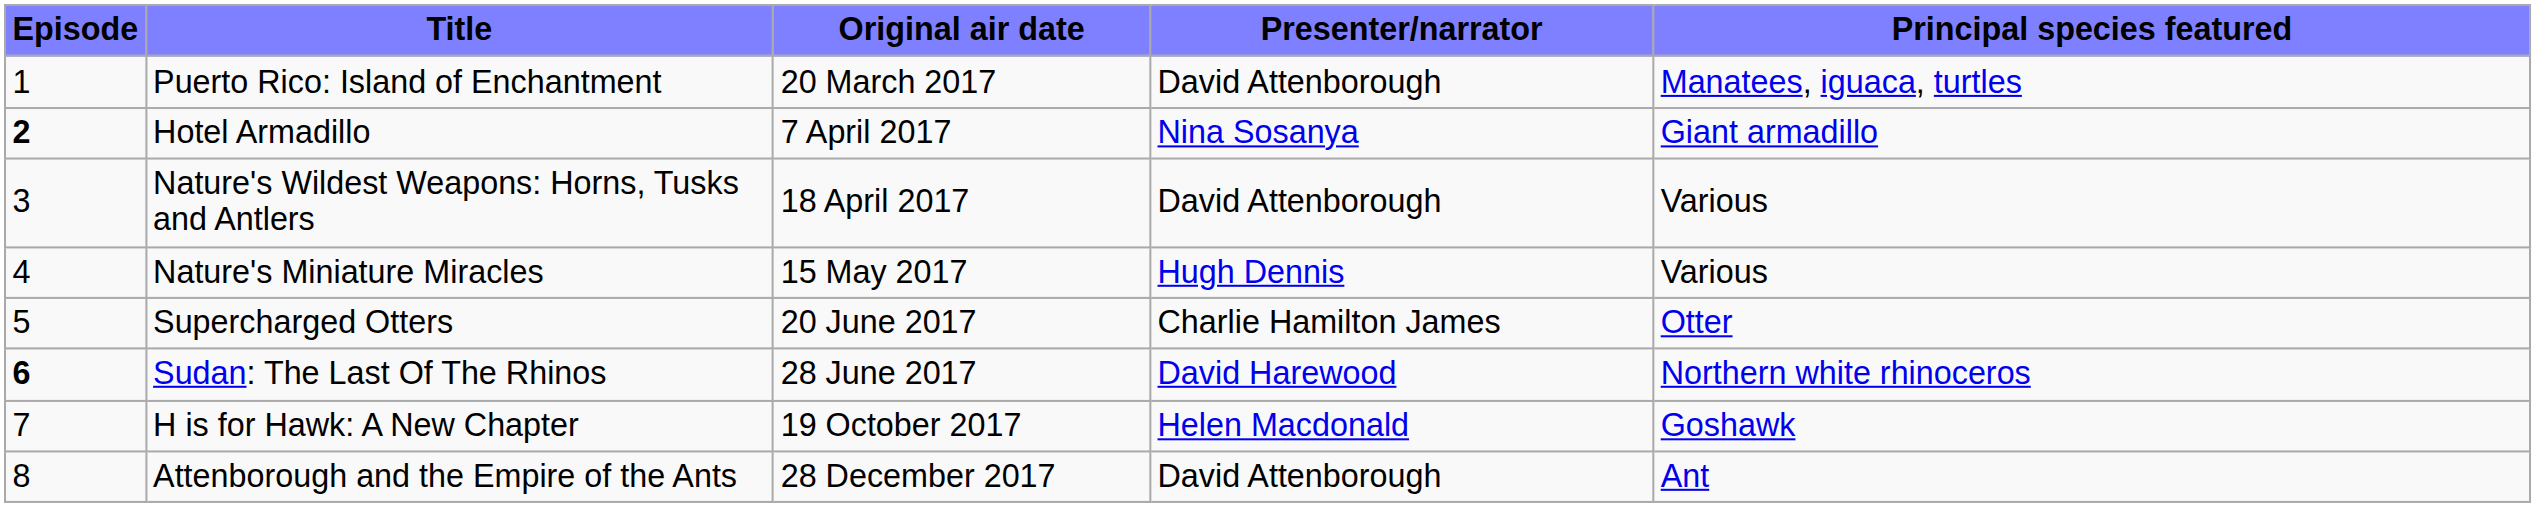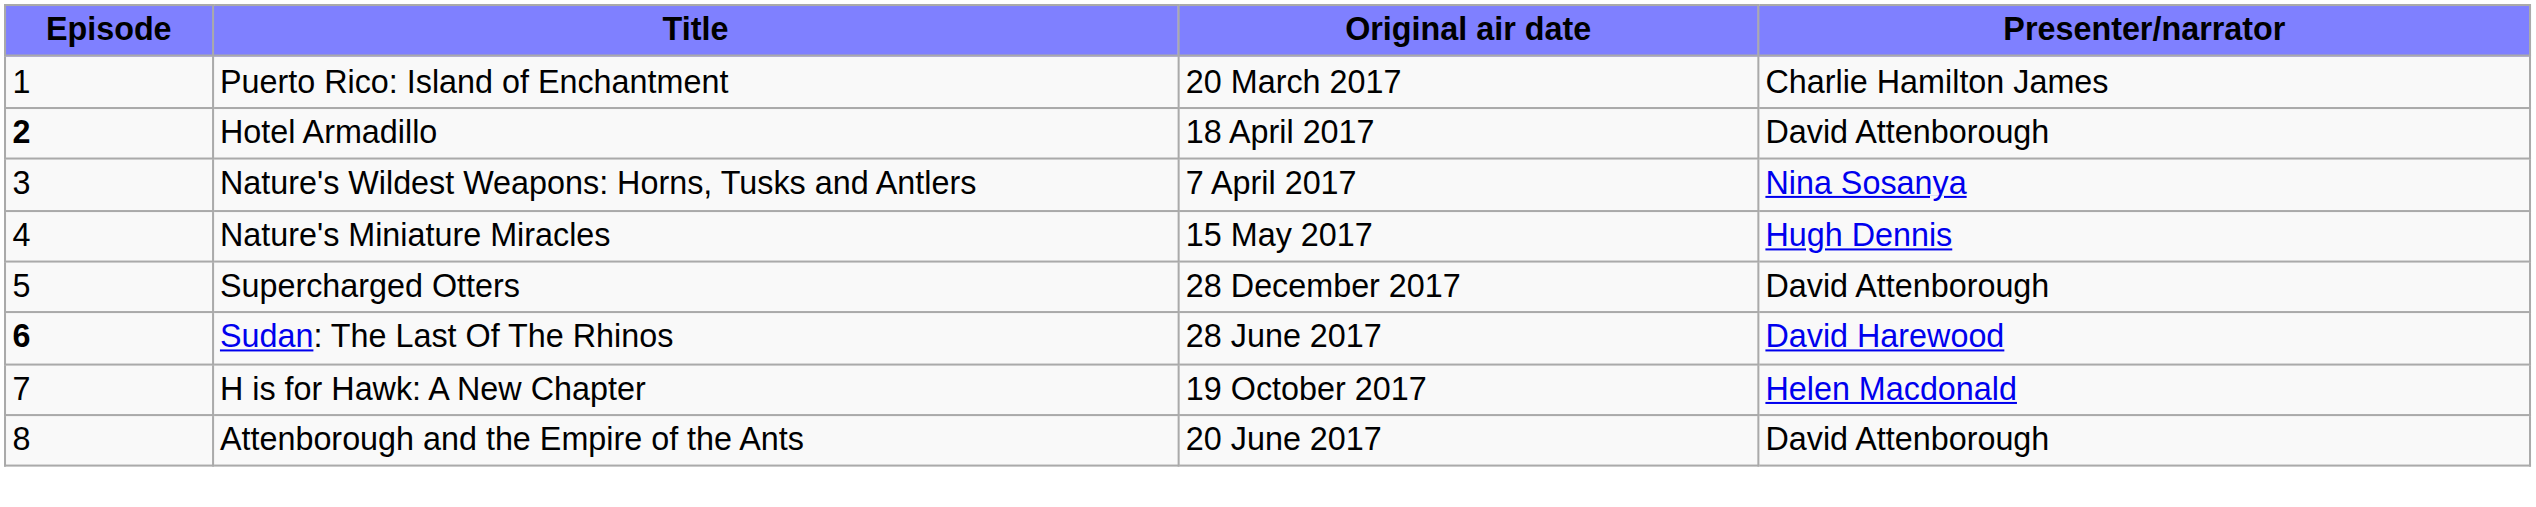- column: (2092, 30)
(1299, 81) David Attenborough -> (1937, 81) Charlie Hamilton James
(866, 132) 7 April 2017 -> (1280, 132) 18 April 2017
(1258, 132) Nina Sosanya -> (1907, 132) David Attenborough
(875, 202) 18 April 2017 -> (1271, 183) 7 April 2017
(1299, 202) David Attenborough -> (1866, 183) Nina Sosanya
(879, 322) 20 June 2017 -> (1323, 286) 28 December 2017
(1329, 322) Charlie Hamilton James -> (1907, 286) David Attenborough
(918, 476) 28 December 2017 -> (1284, 440) 20 June 2017
